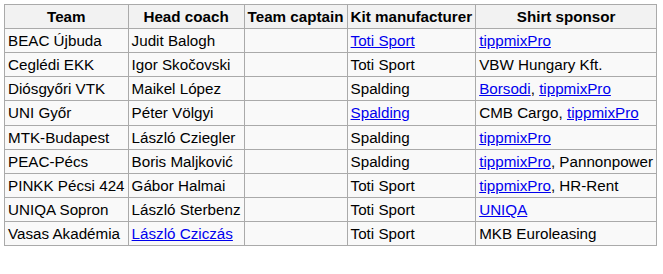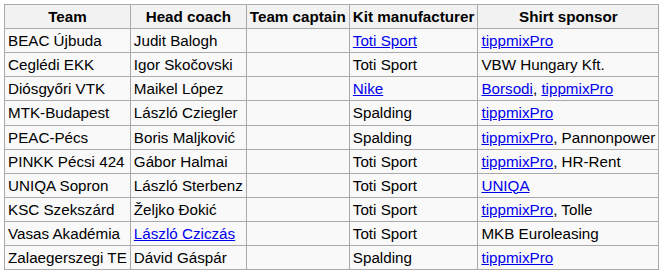(380, 89) Spalding -> (368, 89) Nike
- row: (40, 113)
+ row: (61, 209)
+ row: (67, 257)
